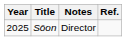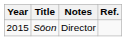(18, 28) 2025 -> (18, 28) 2015
